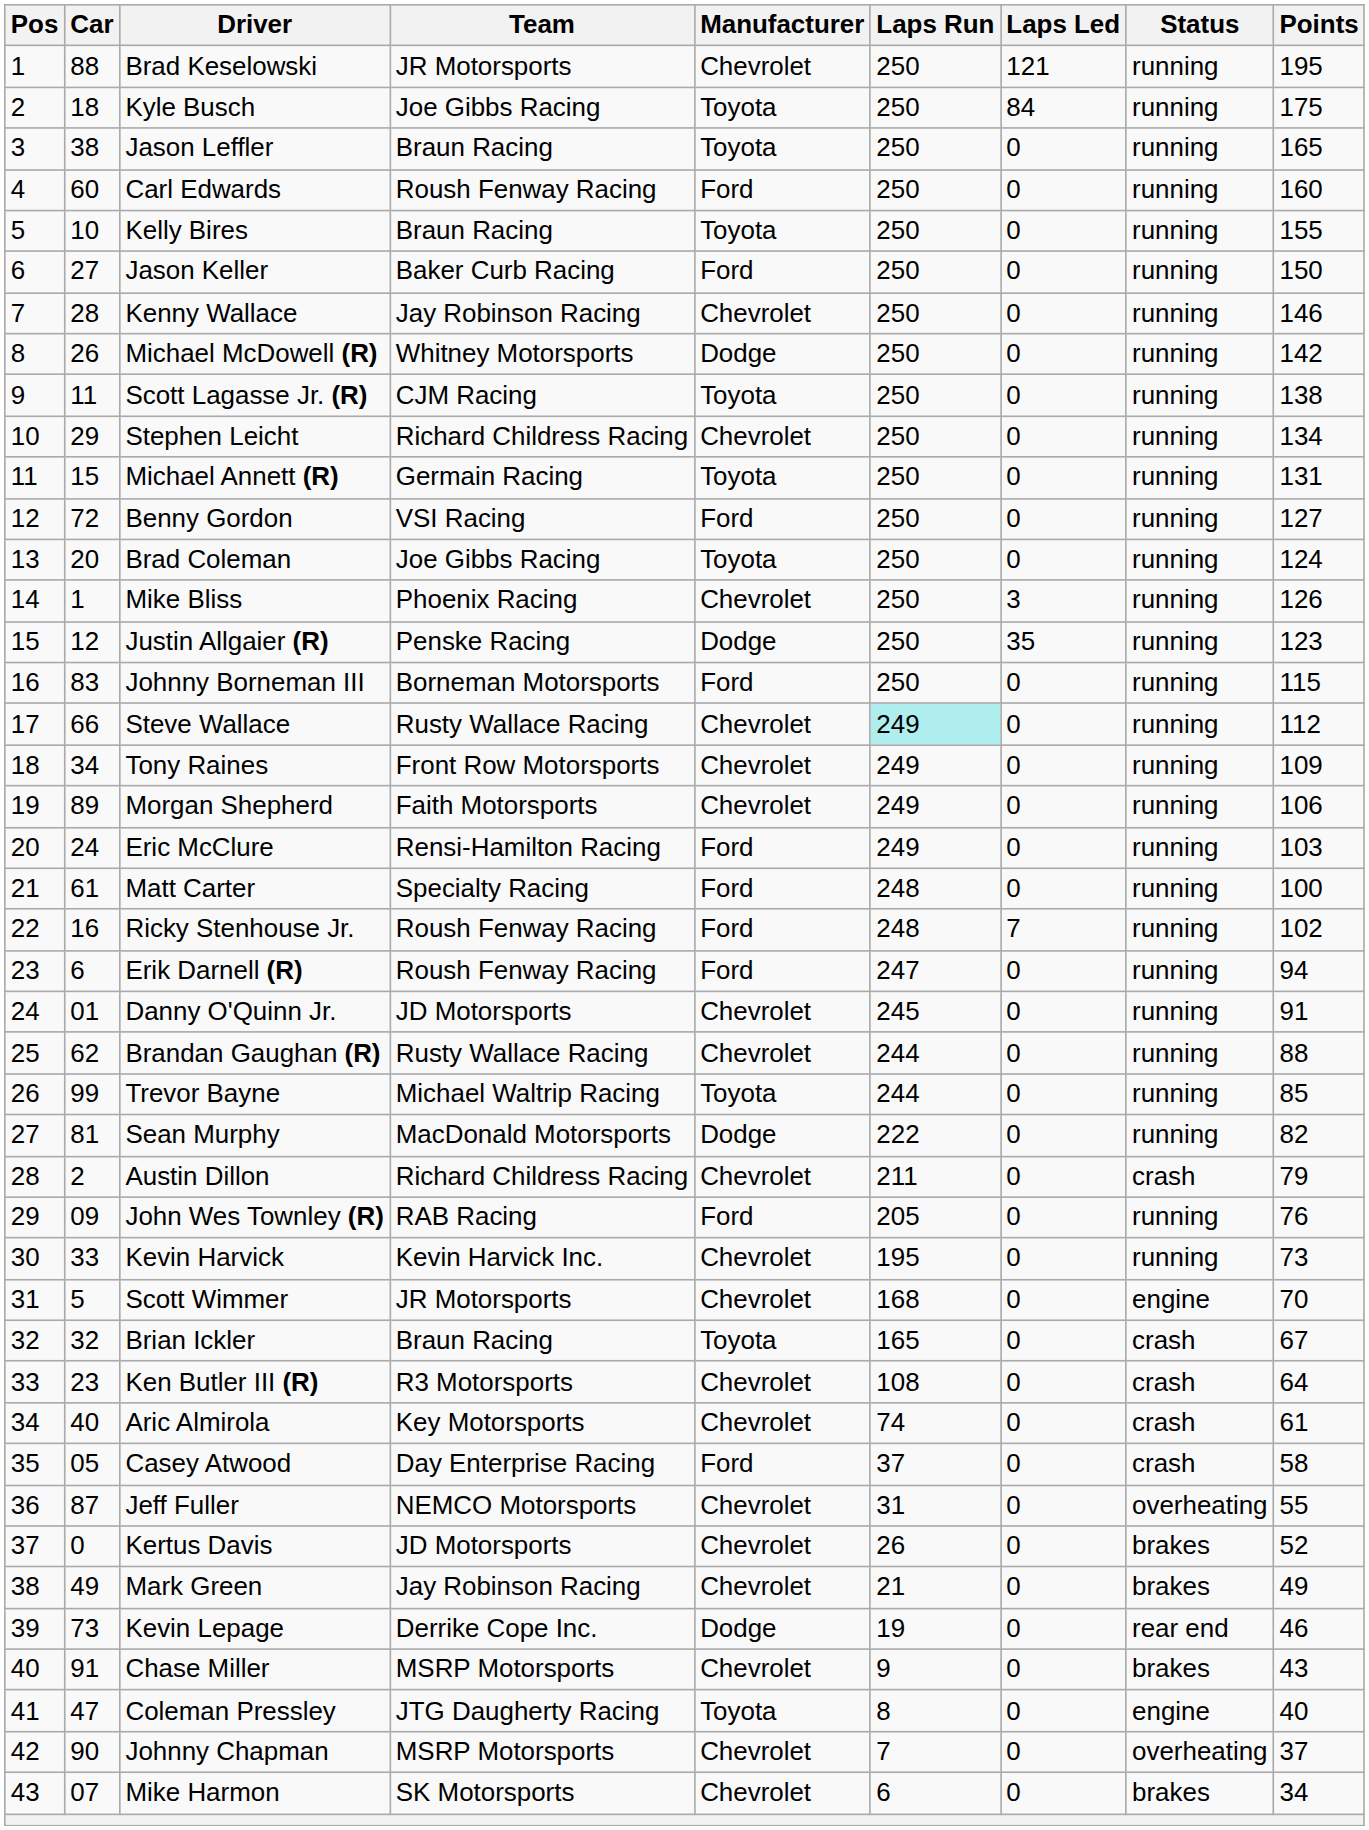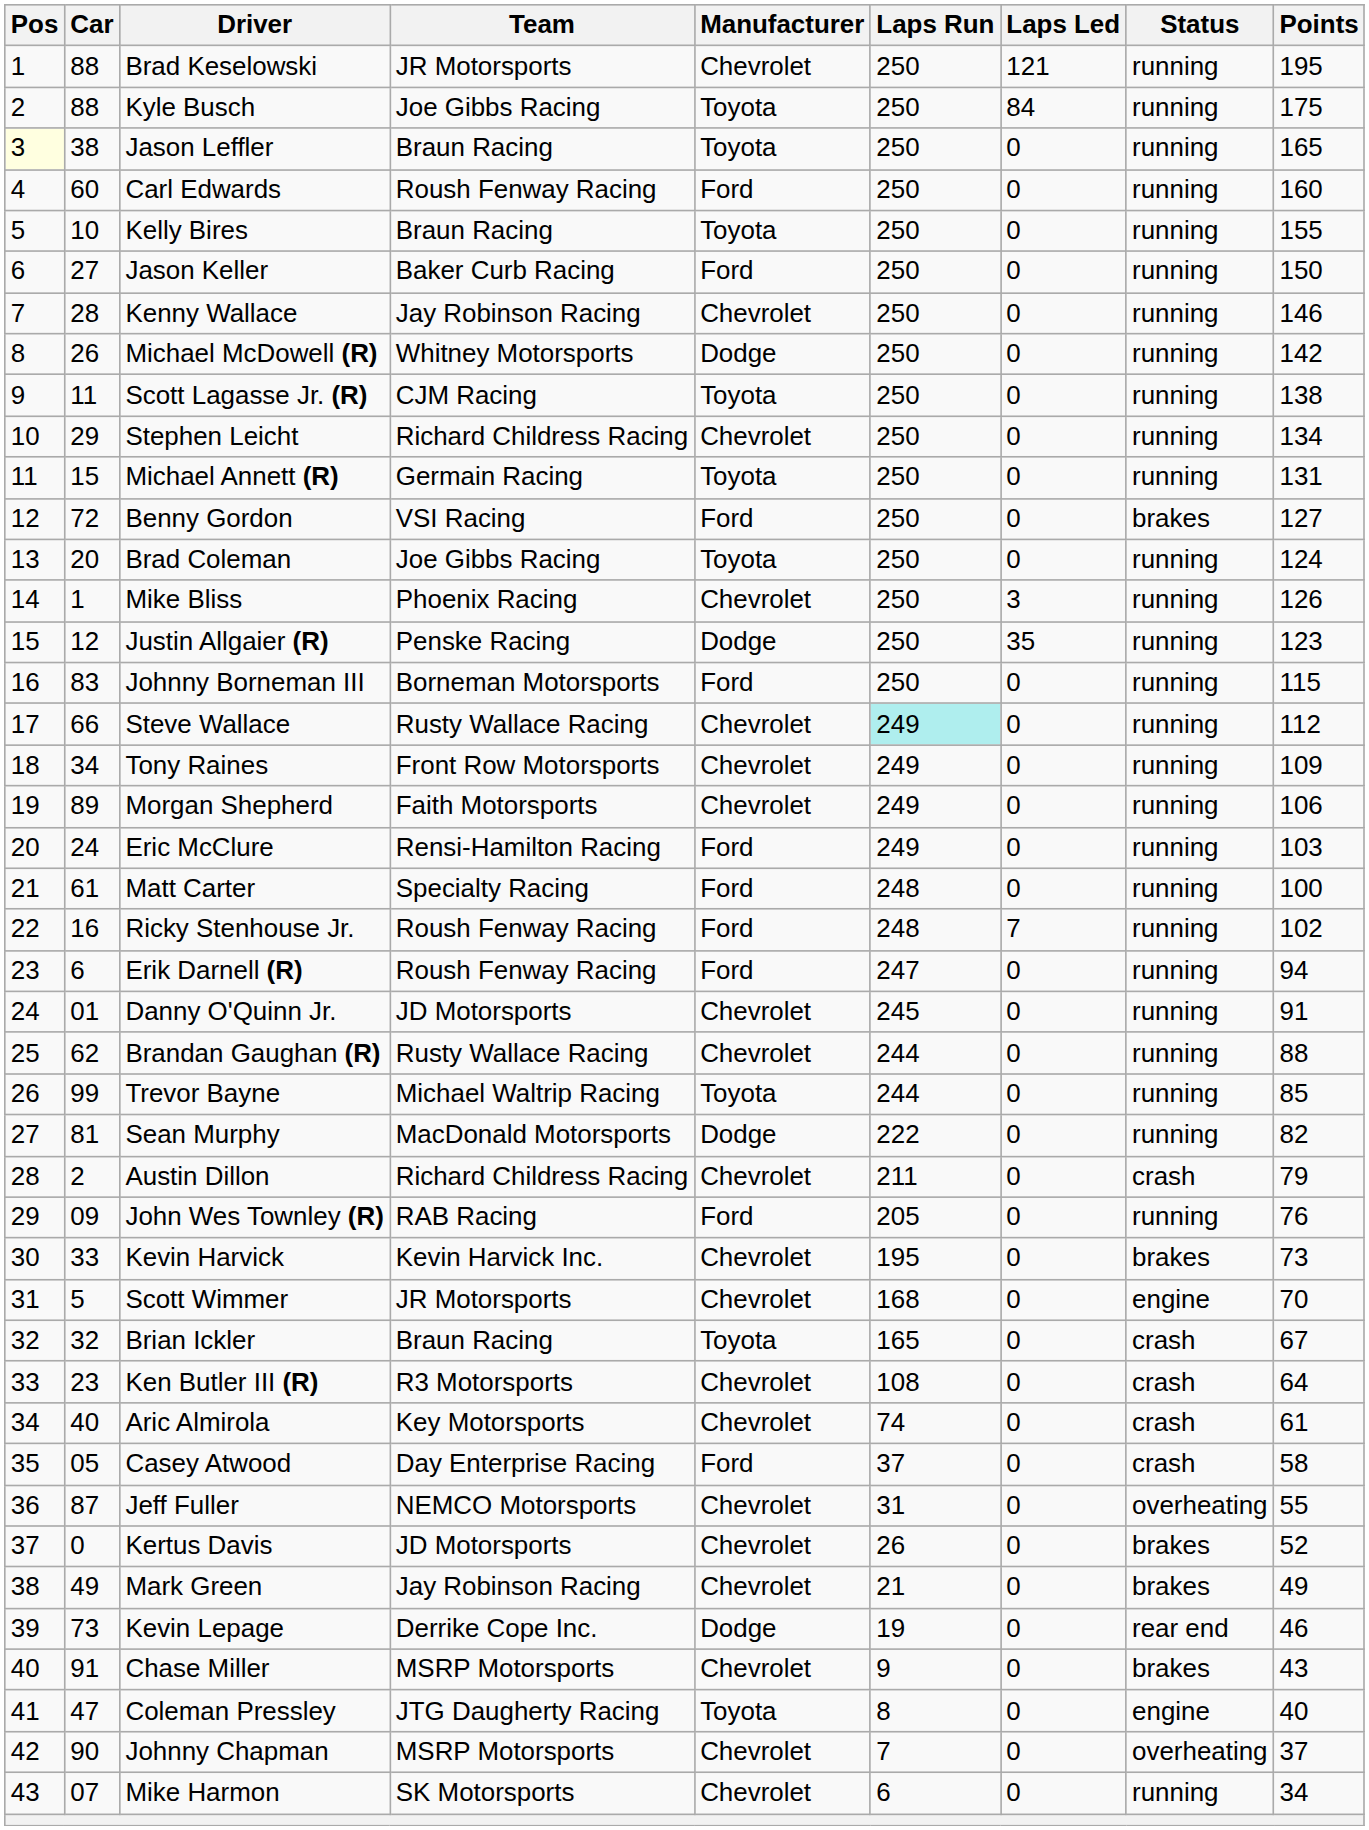(85, 107) 18 -> (85, 107) 88
(18, 148) no background -> (18, 148) lightyellow background
(1175, 518) running -> (1171, 518) brakes
(1175, 1258) running -> (1171, 1258) brakes
(1171, 1792) brakes -> (1175, 1792) running
